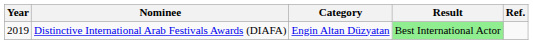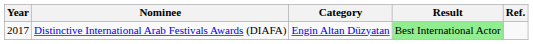(18, 30) 2019 -> (18, 30) 2017
